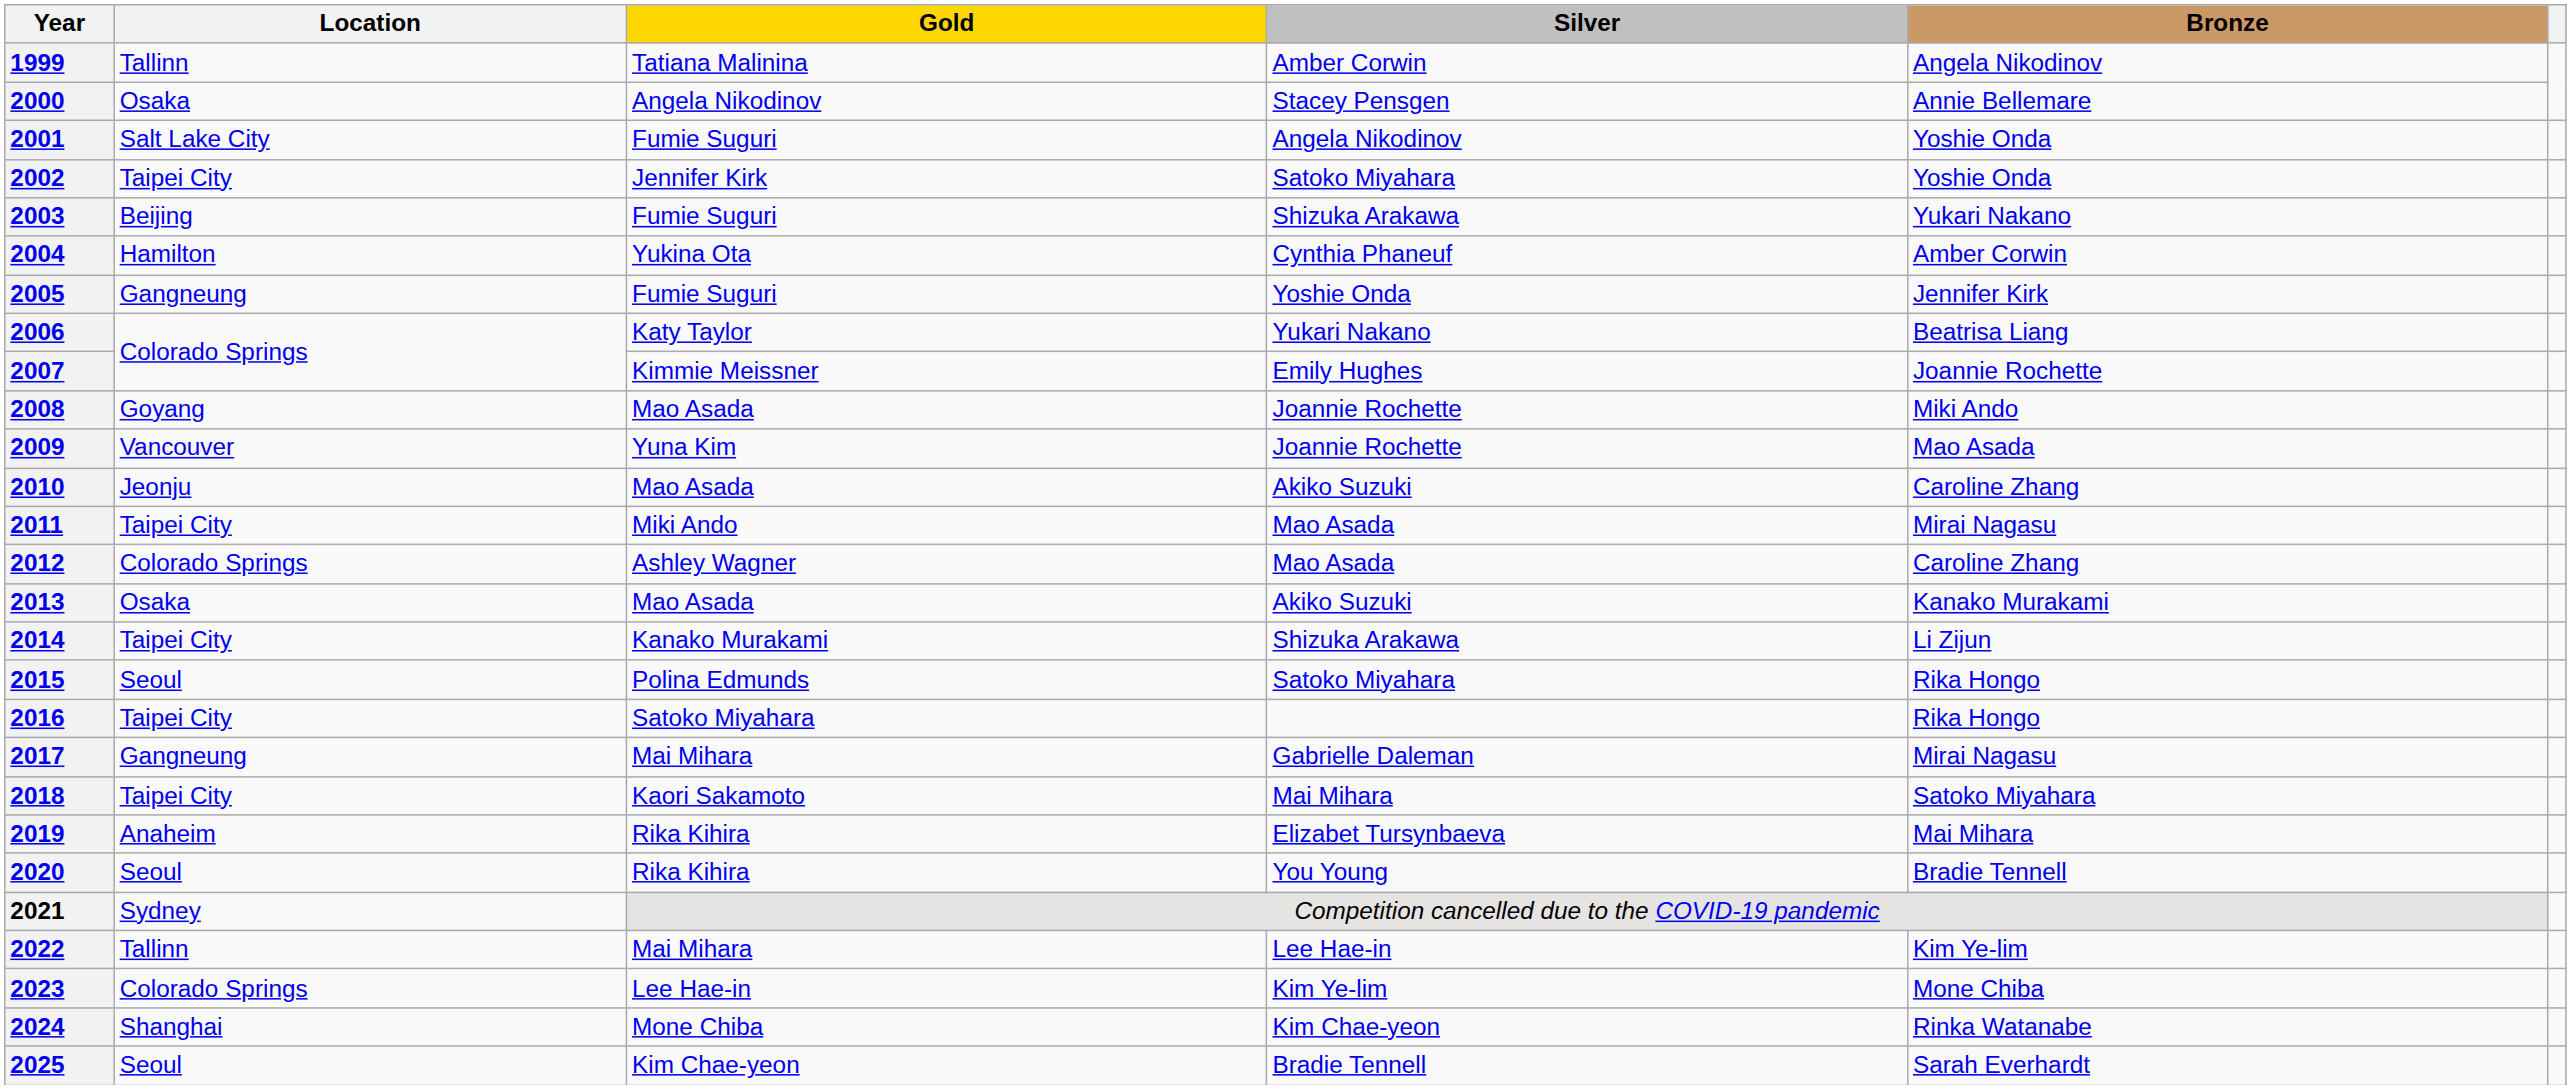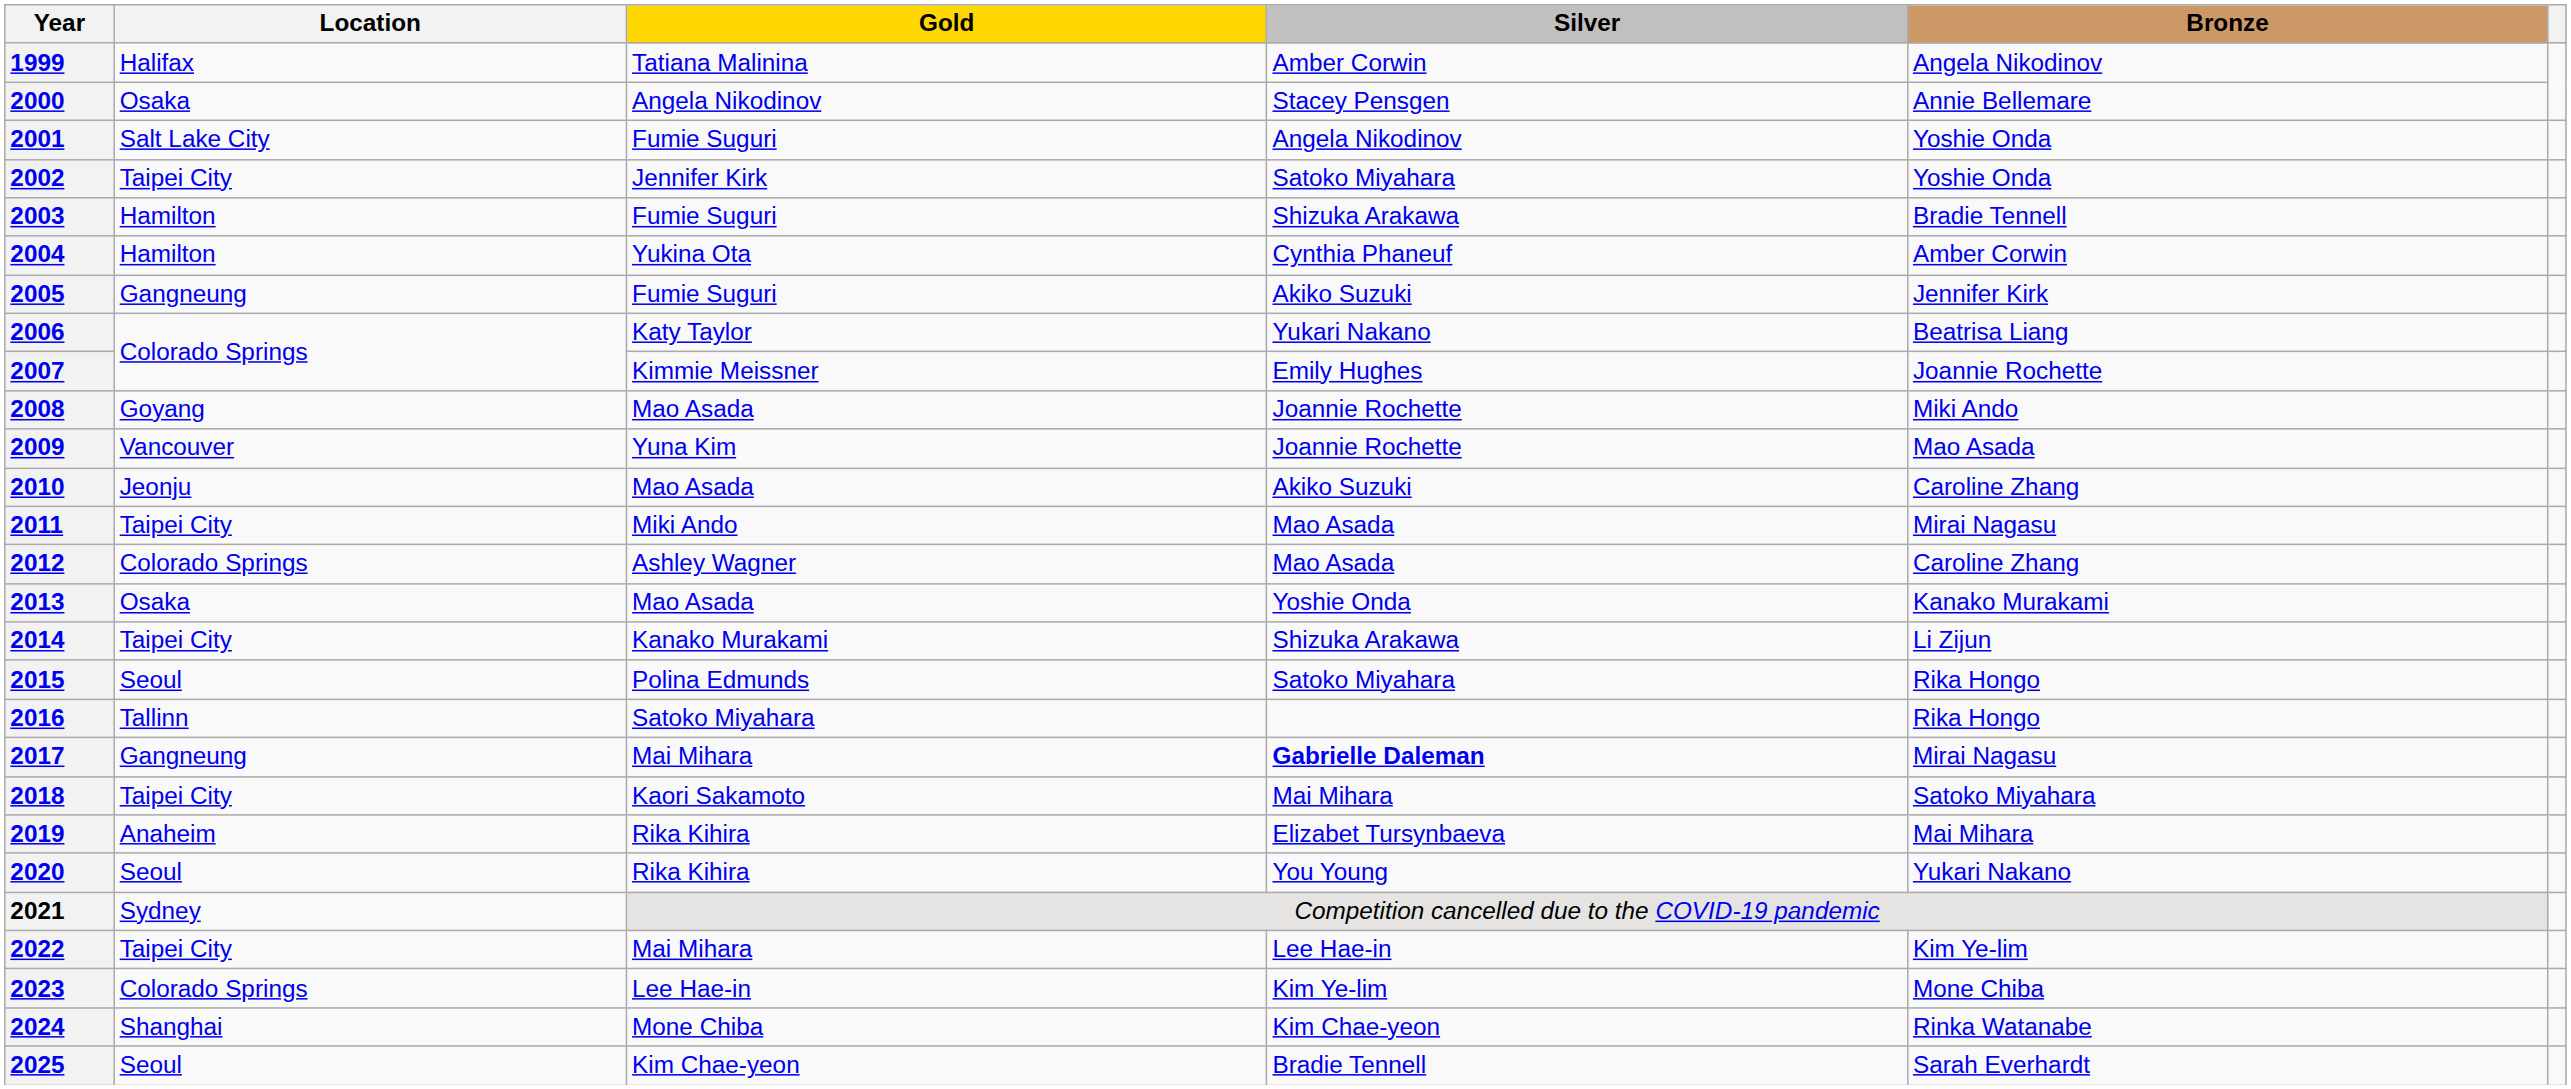(154, 62) Tallinn -> (157, 62) Halifax
(156, 216) Beijing -> (168, 216) Hamilton
(1992, 216) Yukari Nakano -> (1990, 216) Bradie Tennell
(1342, 293) Yoshie Onda -> (1342, 293) Akiko Suzuki
(1342, 602) Akiko Suzuki -> (1342, 602) Yoshie Onda
(176, 718) Taipei City -> (154, 718) Tallinn
(1373, 756) normal -> (1379, 756) bold
(1990, 872) Bradie Tennell -> (1992, 872) Yukari Nakano
(154, 949) Tallinn -> (176, 949) Taipei City
